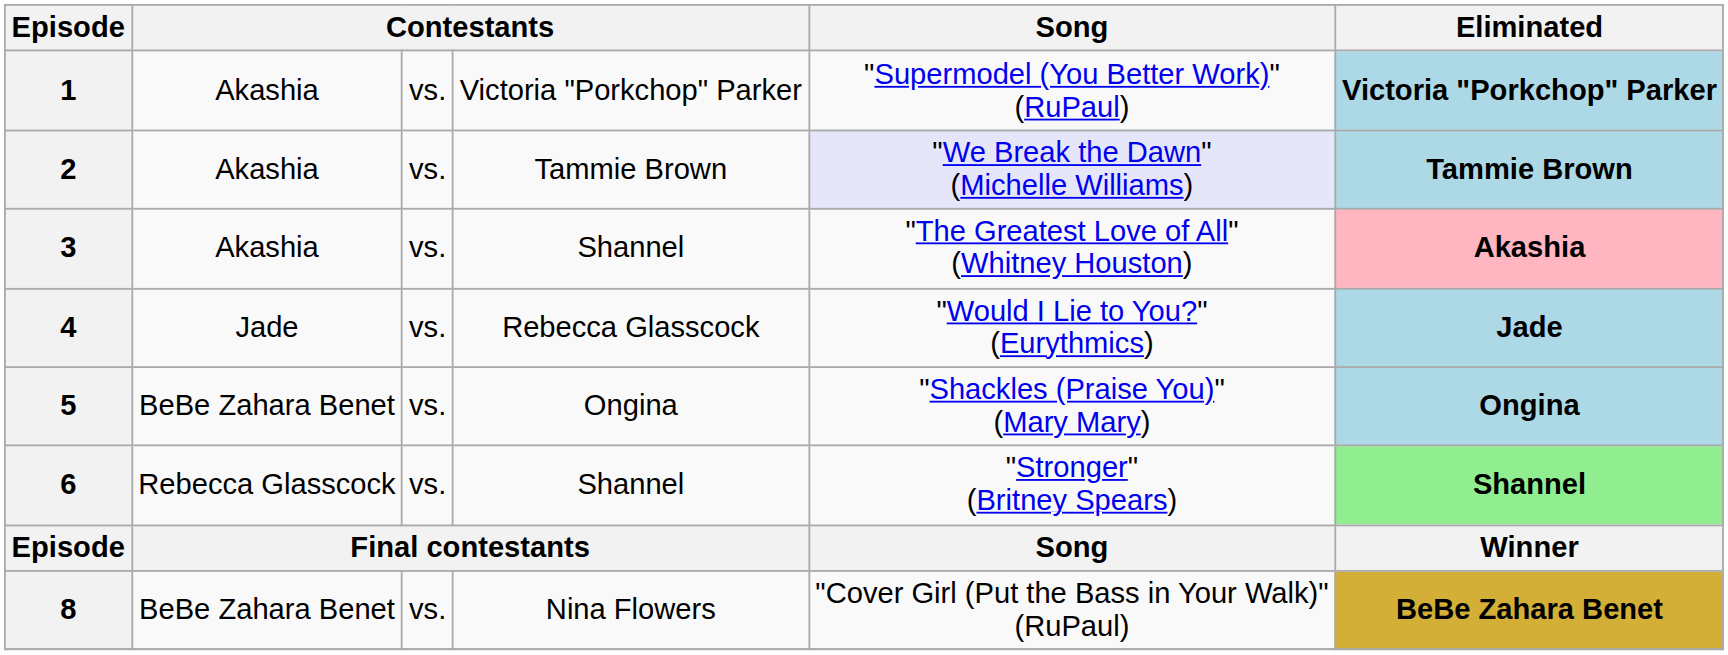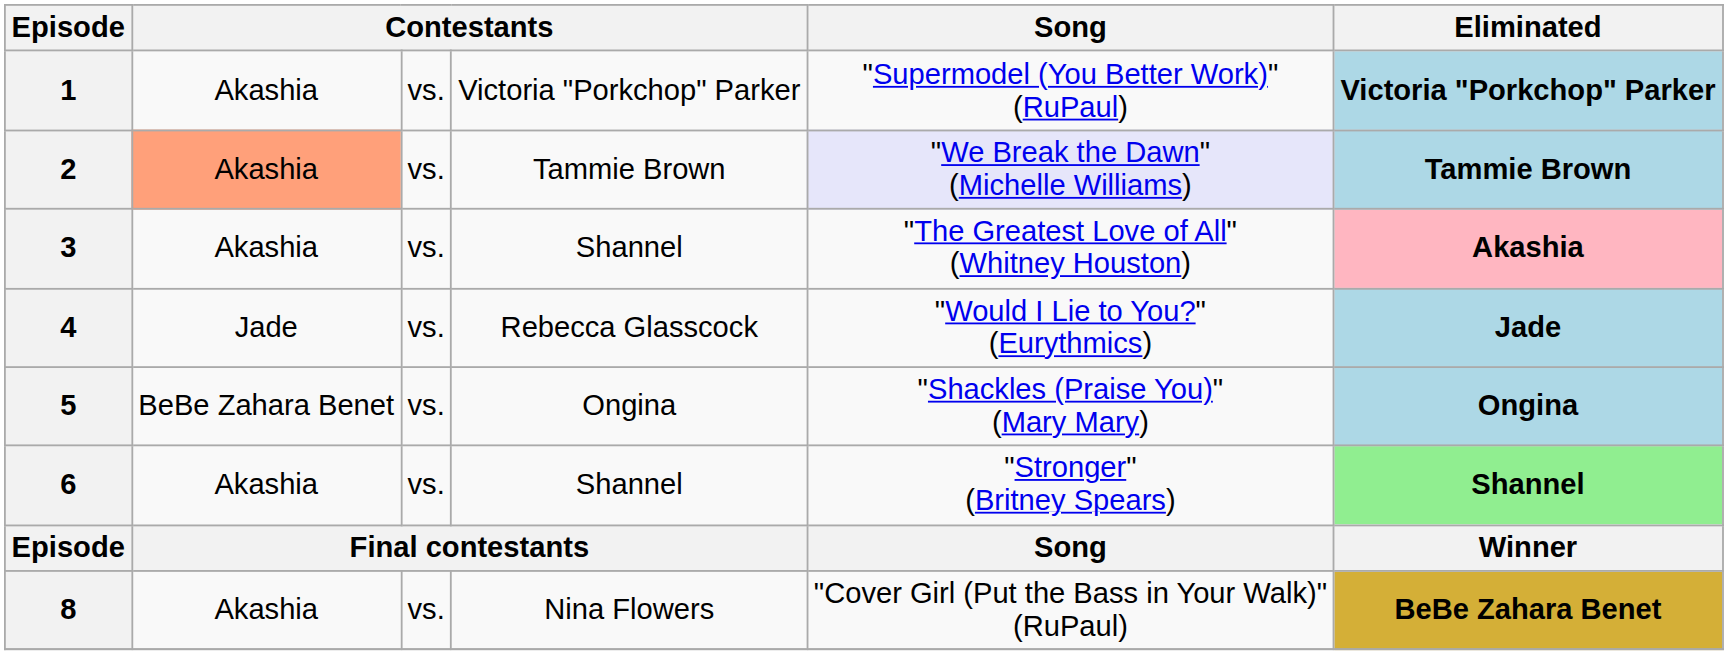(267, 169) no background -> (266, 169) lightsalmon background
(267, 484) Rebecca Glasscock -> (266, 484) Akashia
(267, 609) BeBe Zahara Benet -> (266, 609) Akashia
